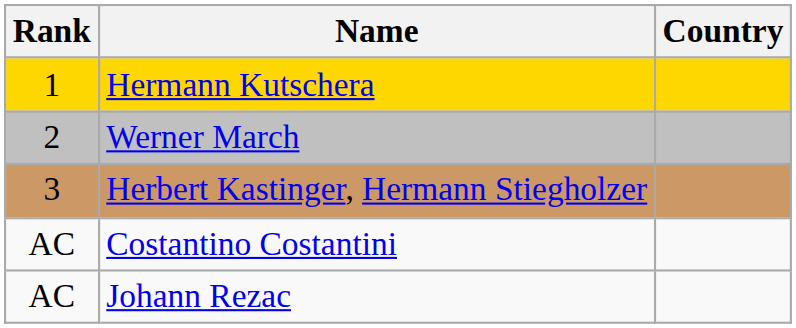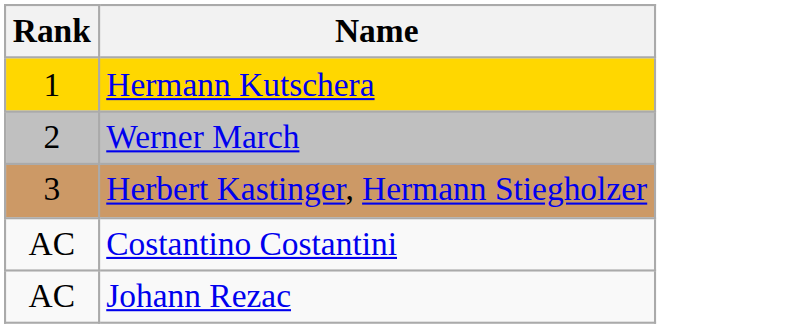- column: (723, 31)
